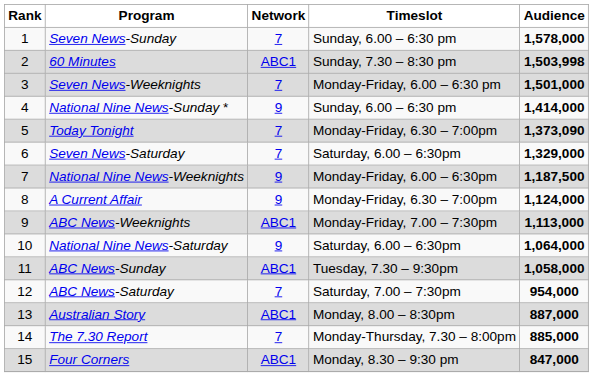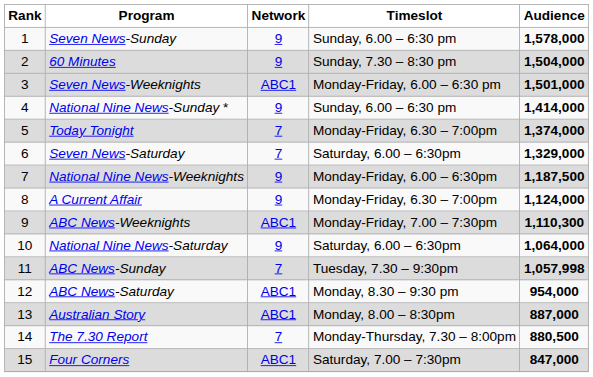(278, 38) 7 -> (278, 38) 9
(278, 61) ABC1 -> (278, 61) 9
(554, 61) 1,503,998 -> (554, 61) 1,504,000
(278, 84) 7 -> (278, 84) ABC1
(554, 130) 1,373,090 -> (554, 130) 1,374,000
(554, 222) 1,113,000 -> (554, 222) 1,110,300
(278, 268) ABC1 -> (278, 268) 7
(554, 268) 1,058,000 -> (554, 268) 1,057,998
(278, 291) 7 -> (278, 291) ABC1
(387, 291) Saturday, 7.00 – 7:30pm -> (386, 291) Monday, 8.30 – 9:30 pm
(554, 337) 885,000 -> (554, 337) 880,500
(386, 360) Monday, 8.30 – 9:30 pm -> (387, 360) Saturday, 7.00 – 7:30pm
